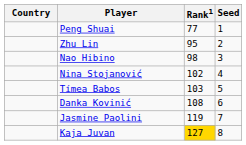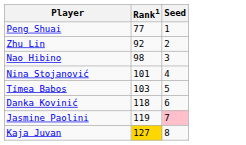- column: (31, 13)
(192, 44) 95 -> (139, 44) 92
(195, 73) 102 -> (142, 73) 101
(195, 103) 108 -> (142, 103) 118
(220, 118) no background -> (167, 118) pink background
